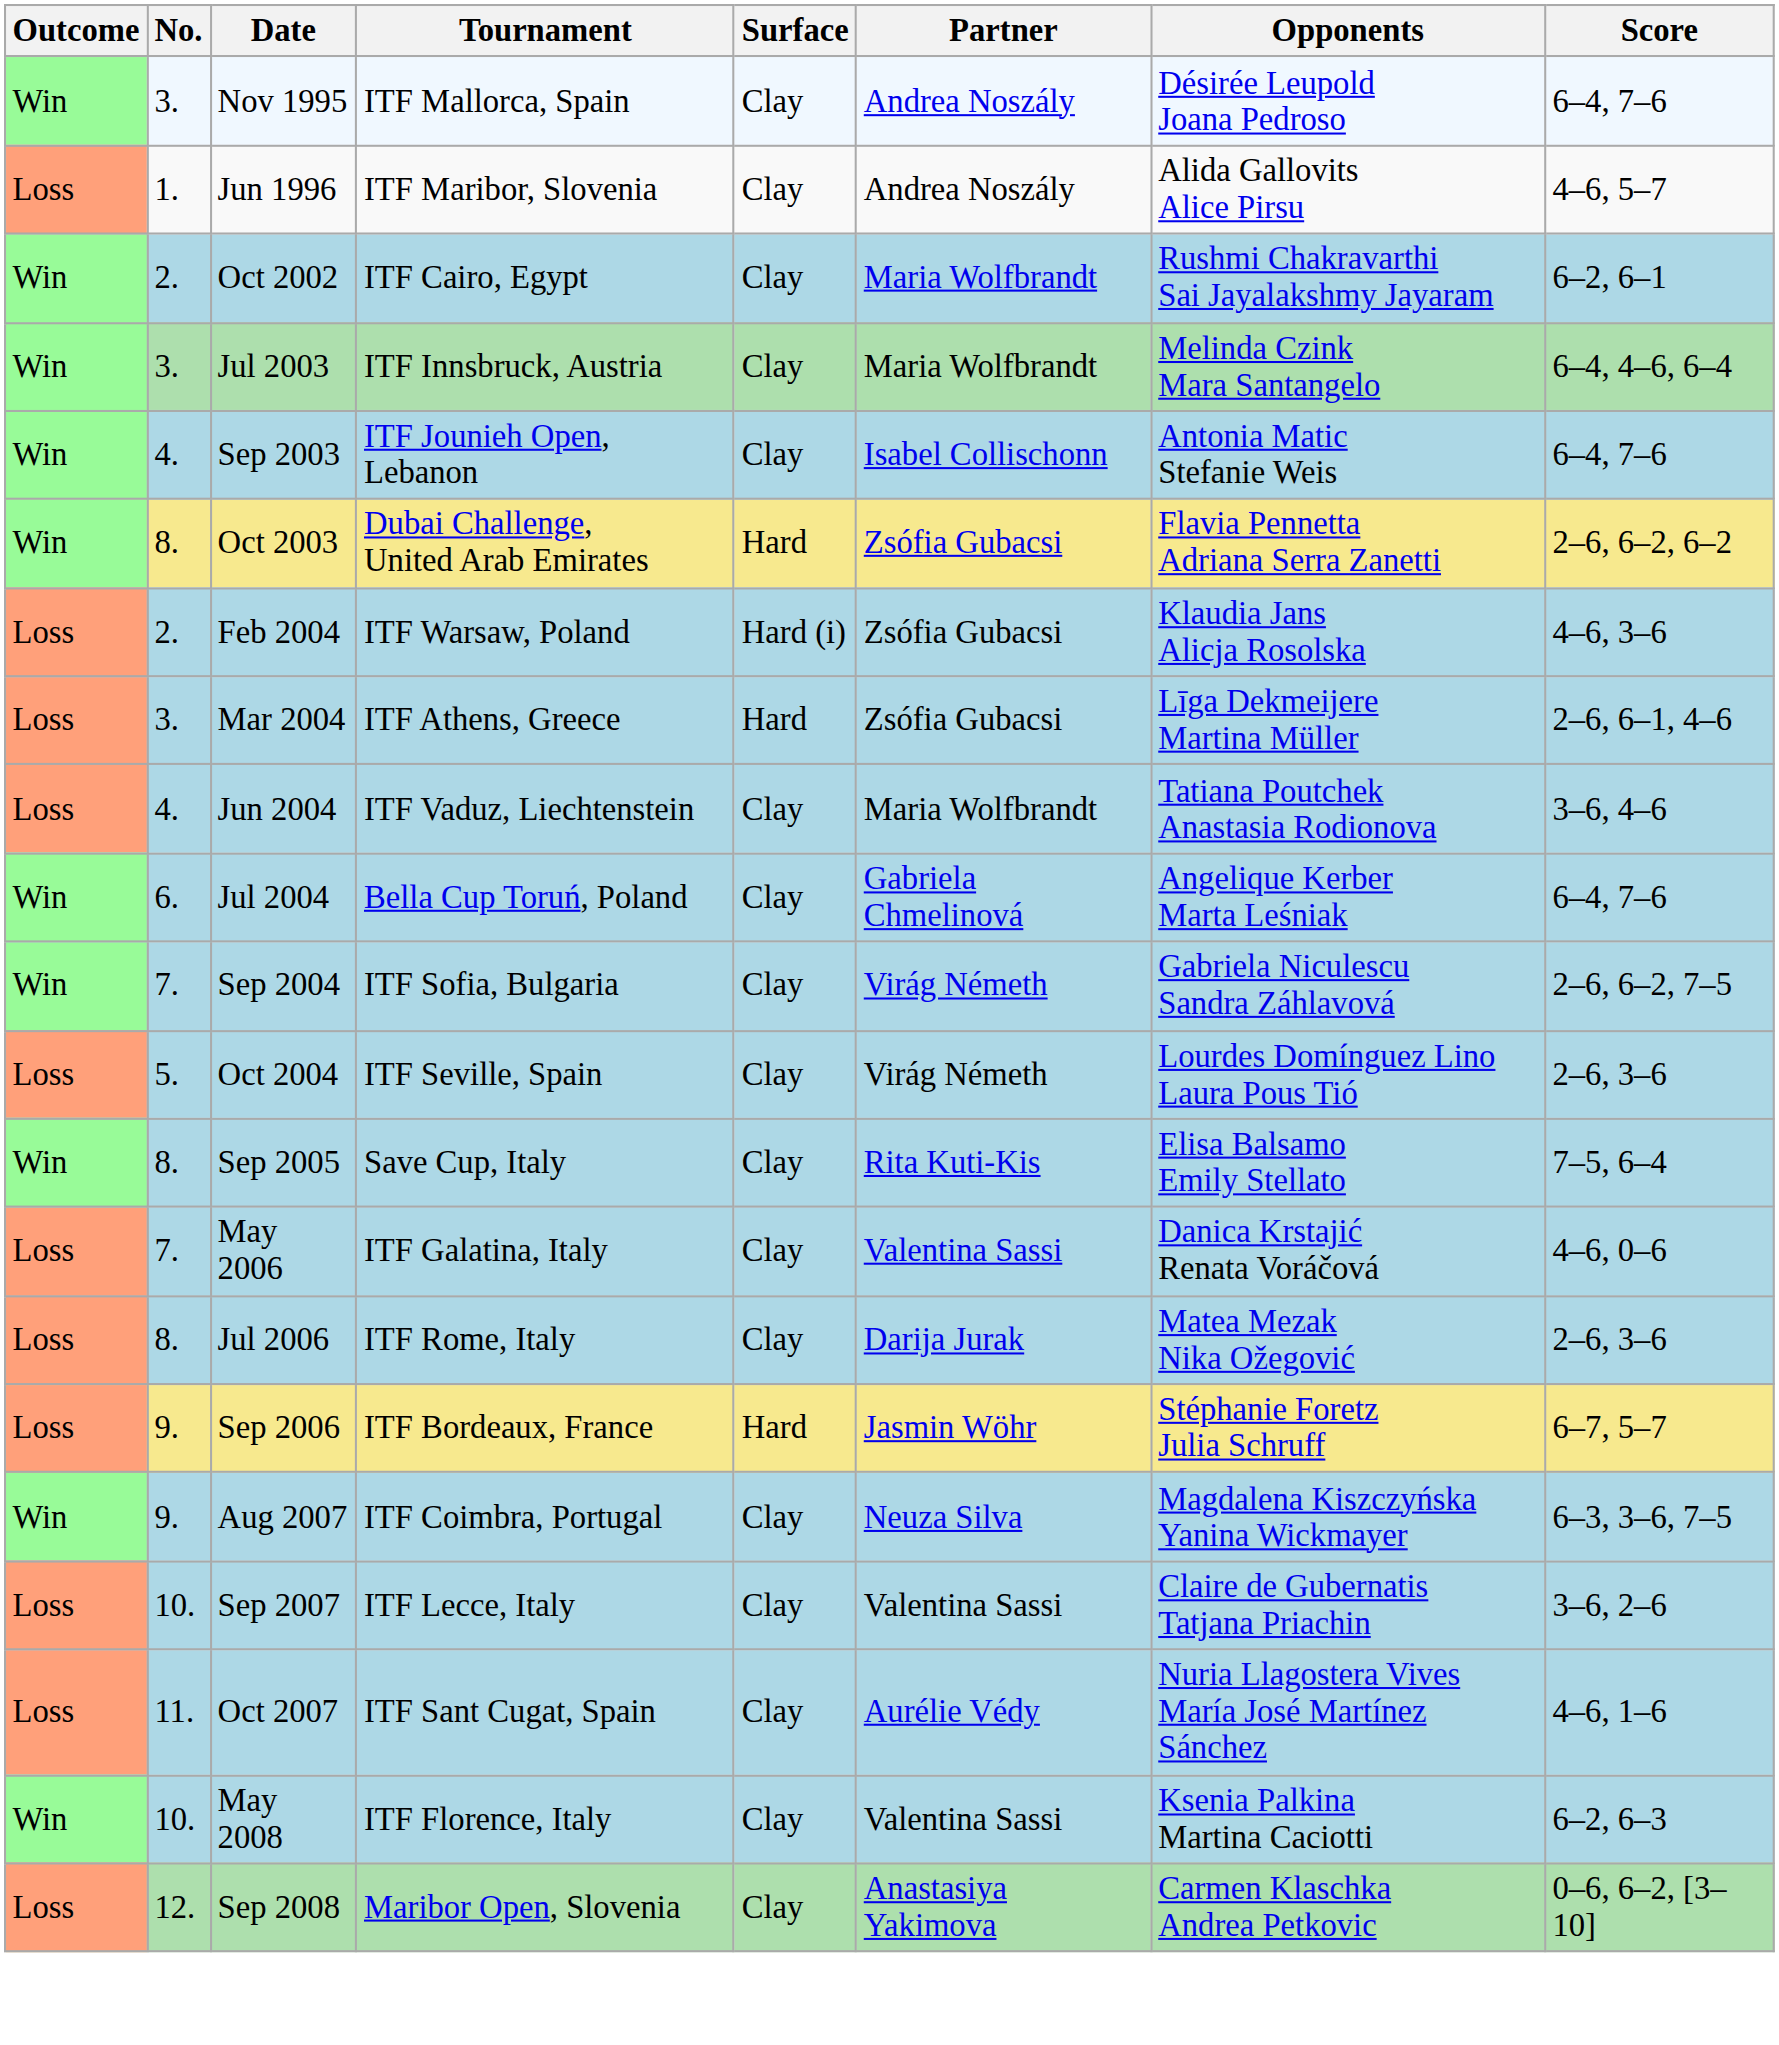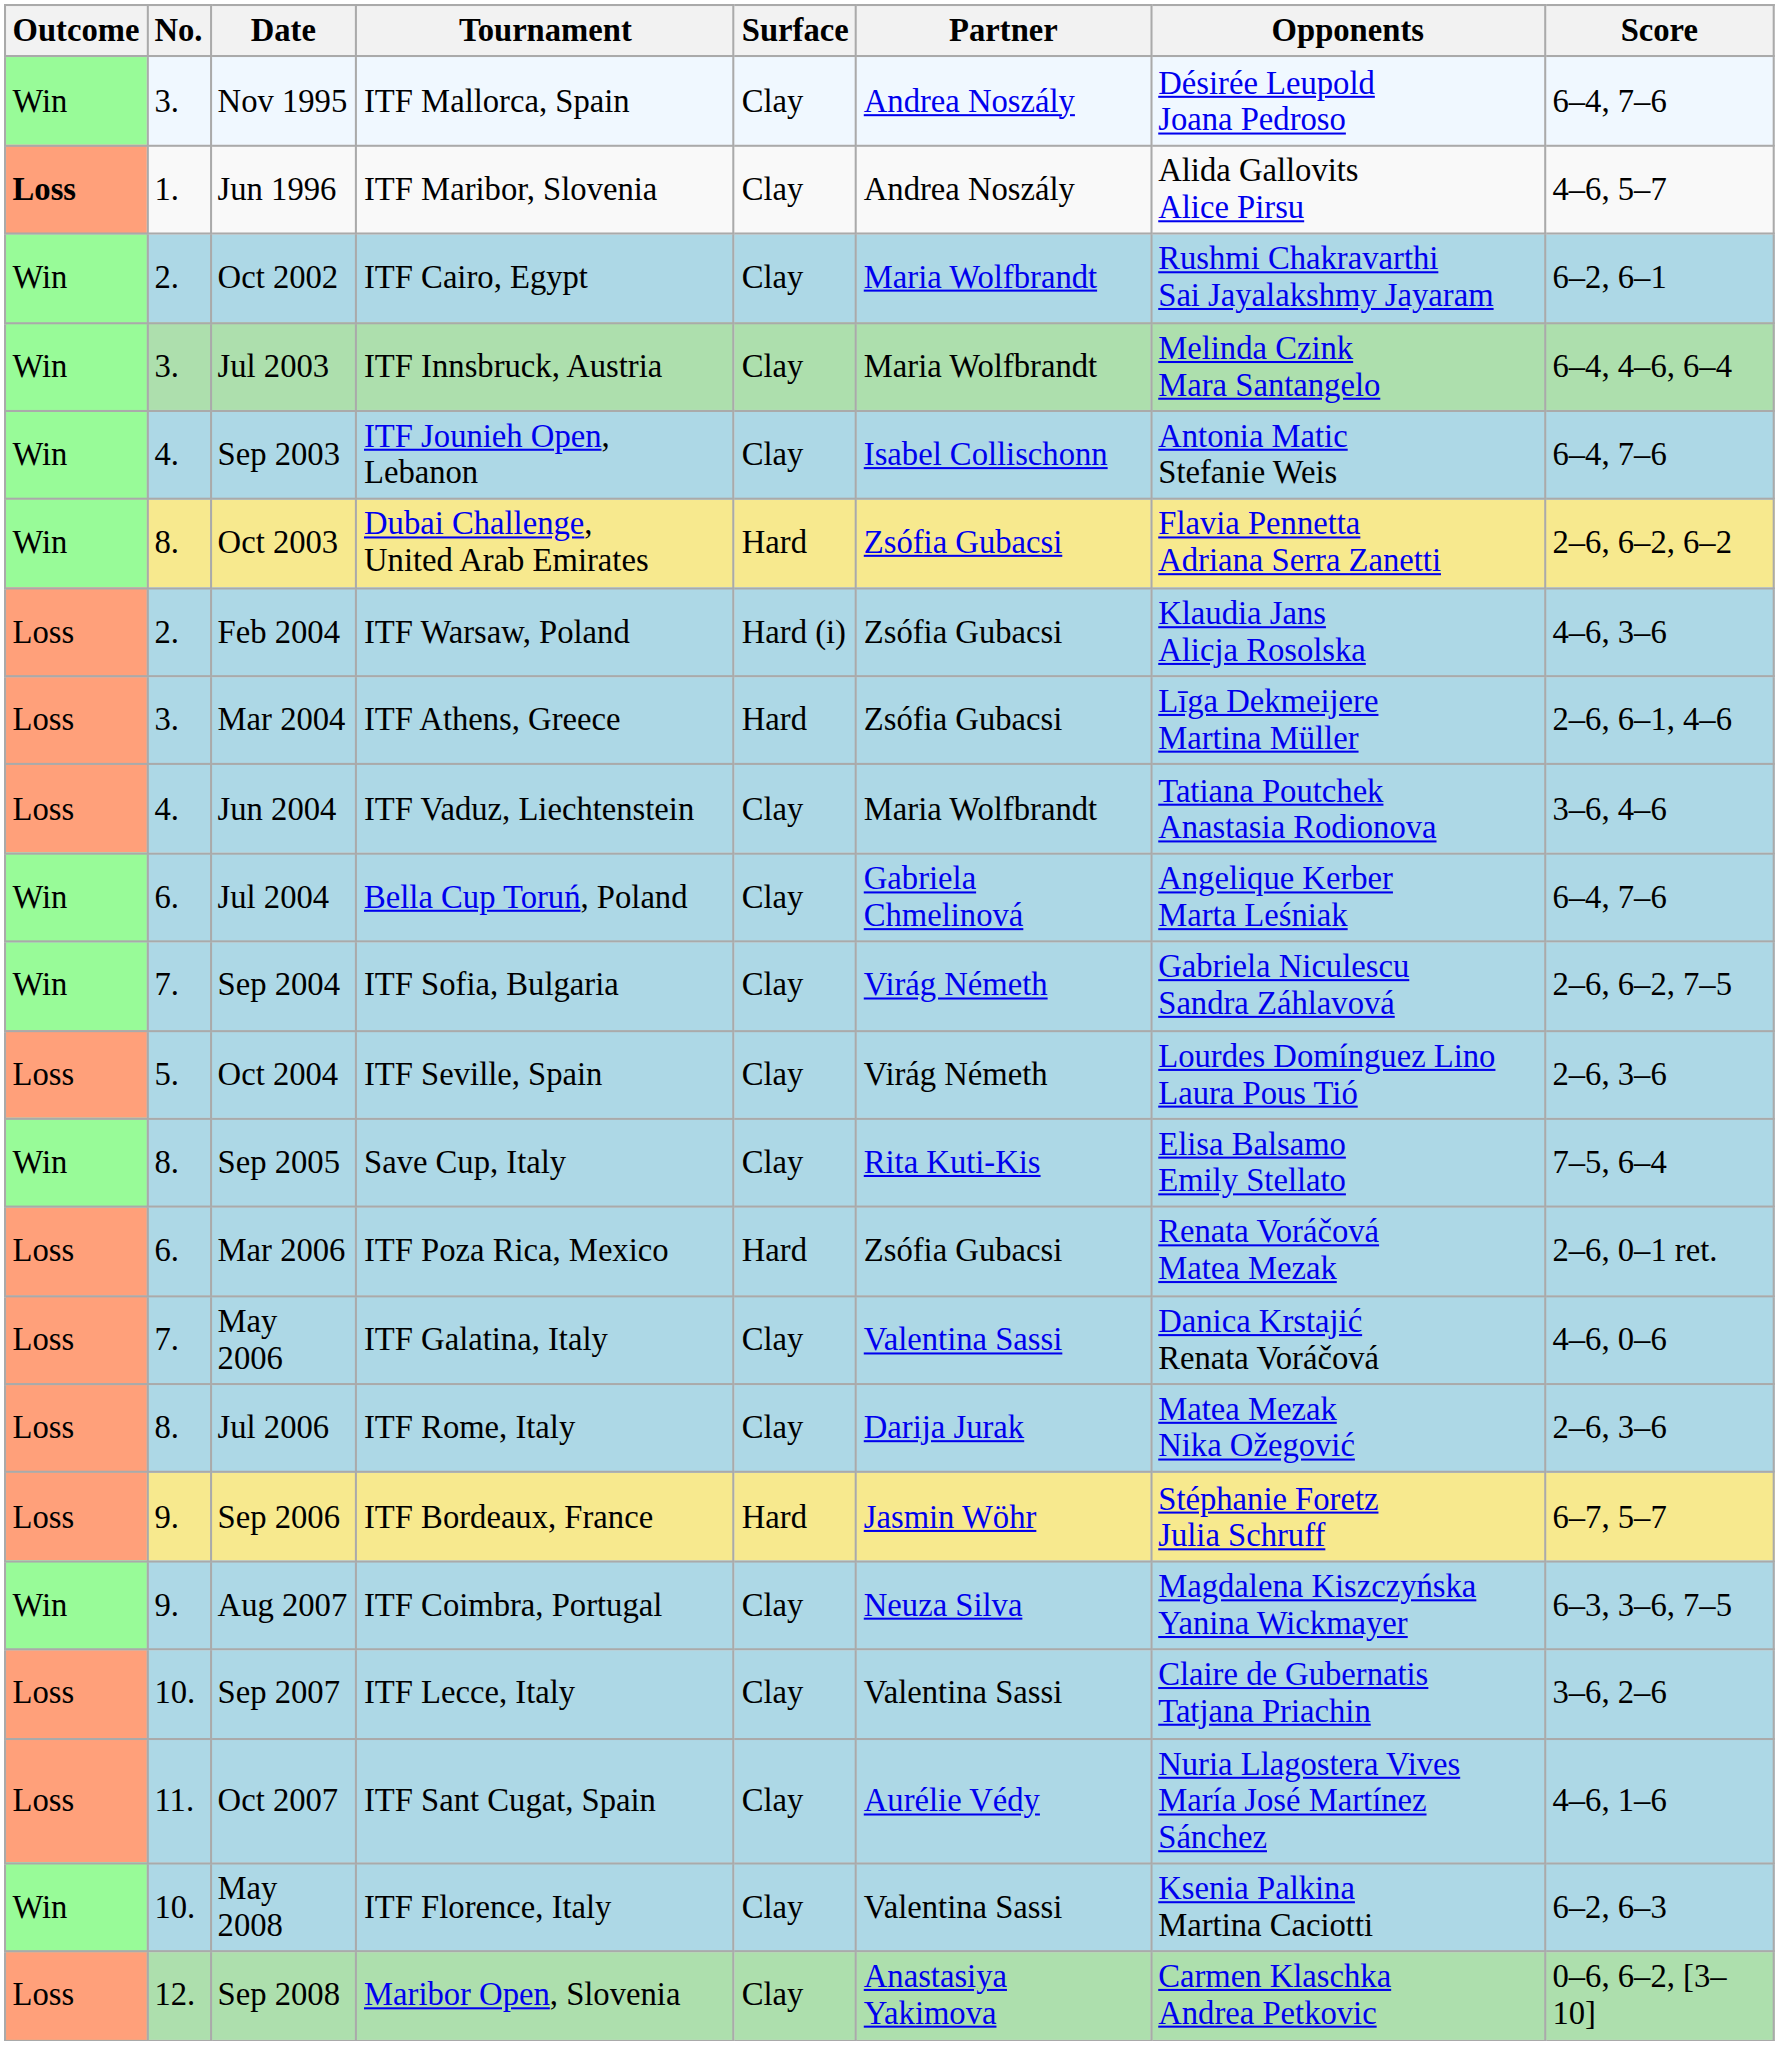(43, 188) normal -> (44, 188) bold
+ row: (282, 1250)
